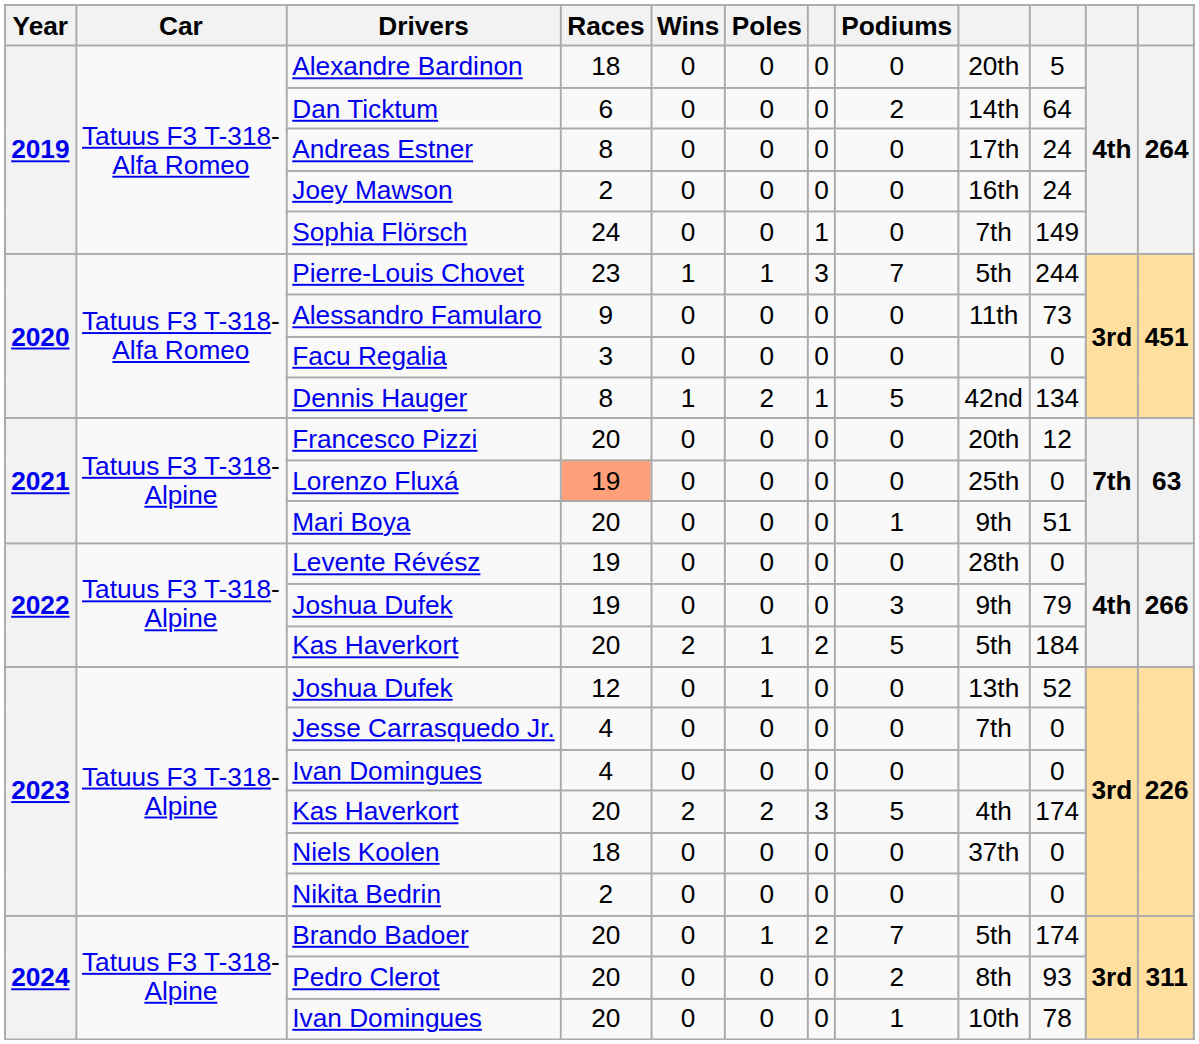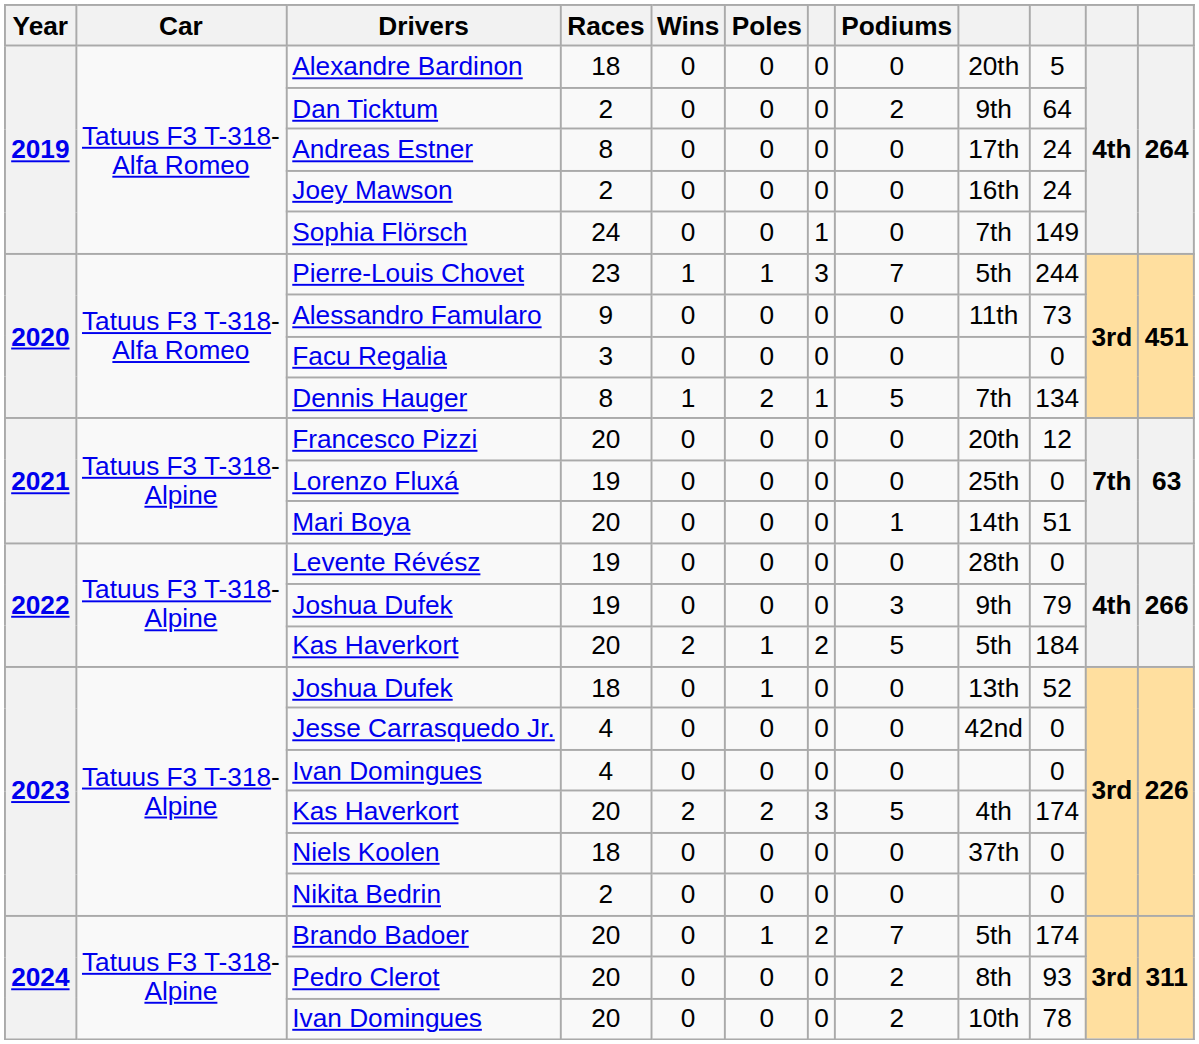(606, 108) 6 -> (606, 108) 2
(994, 108) 14th -> (994, 108) 9th
(994, 398) 42nd -> (994, 398) 7th
(606, 480) lightsalmon background -> (606, 480) no background
(994, 522) 9th -> (994, 522) 14th
(606, 687) 12 -> (606, 687) 18
(994, 729) 7th -> (994, 729) 42nd
(897, 1018) 1 -> (897, 1018) 2
